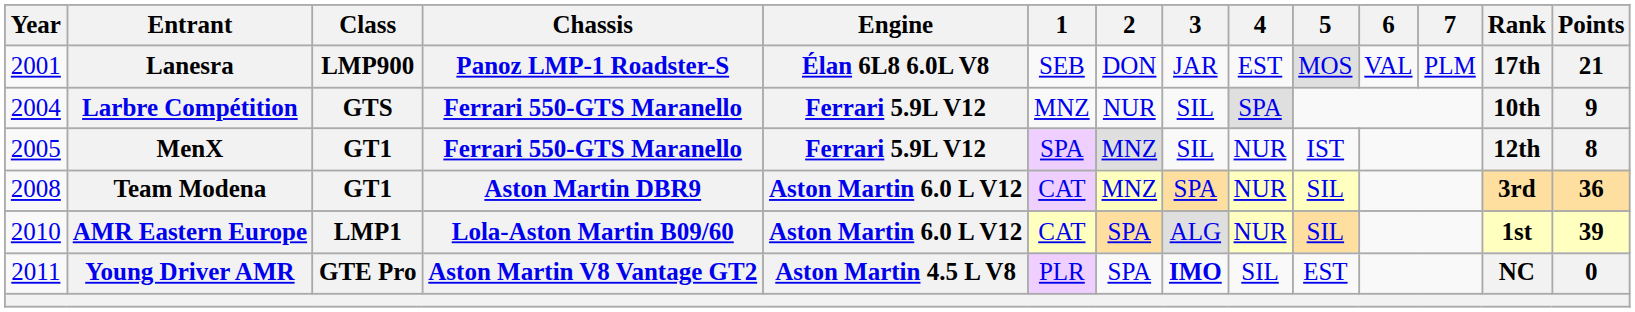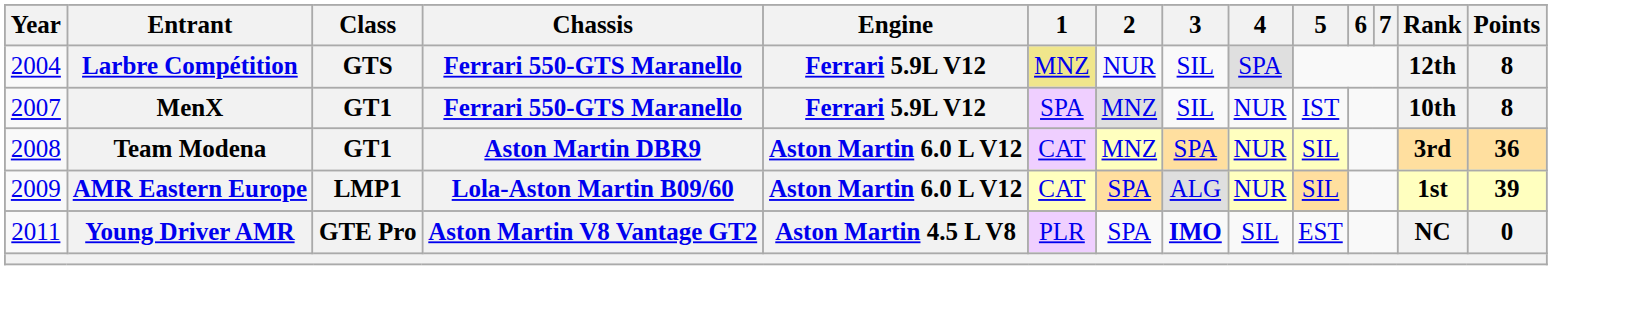- row: (190, 66)
(1062, 107) no background -> (1062, 66) khaki background
(1517, 107) 10th -> (1432, 66) 12th
(1591, 107) 9 -> (1507, 66) 8
(36, 148) 2005 -> (36, 107) 2007
(1517, 148) 12th -> (1432, 107) 10th
(36, 231) 2010 -> (36, 189) 2009
